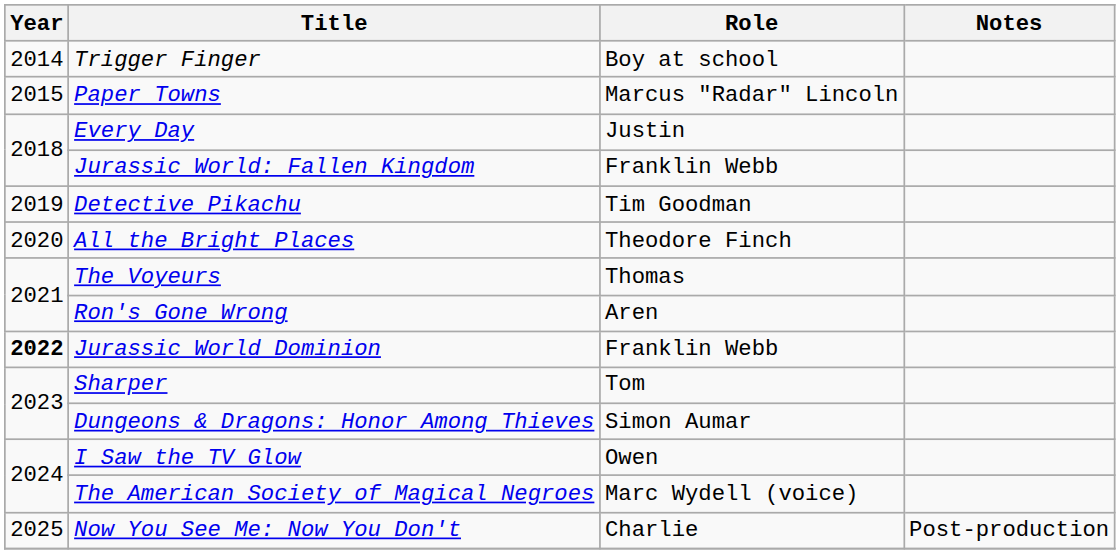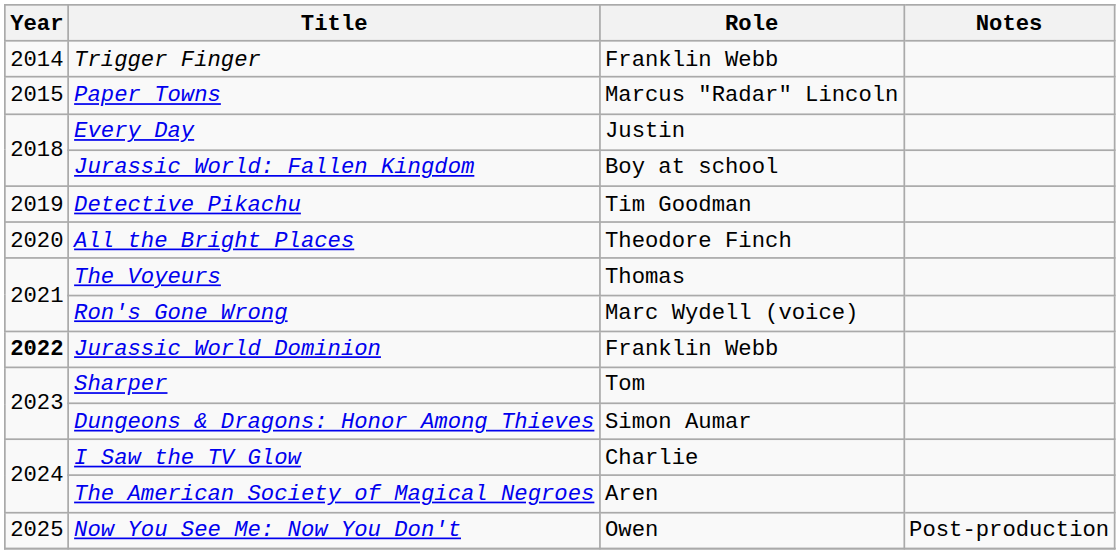(692, 59) Boy at school -> (692, 59) Franklin Webb
(692, 168) Franklin Webb -> (692, 168) Boy at school
(632, 313) Aren -> (732, 313) Marc Wydell (voice)
(632, 458) Owen -> (652, 458) Charlie
(732, 494) Marc Wydell (voice) -> (632, 494) Aren
(652, 530) Charlie -> (632, 530) Owen
